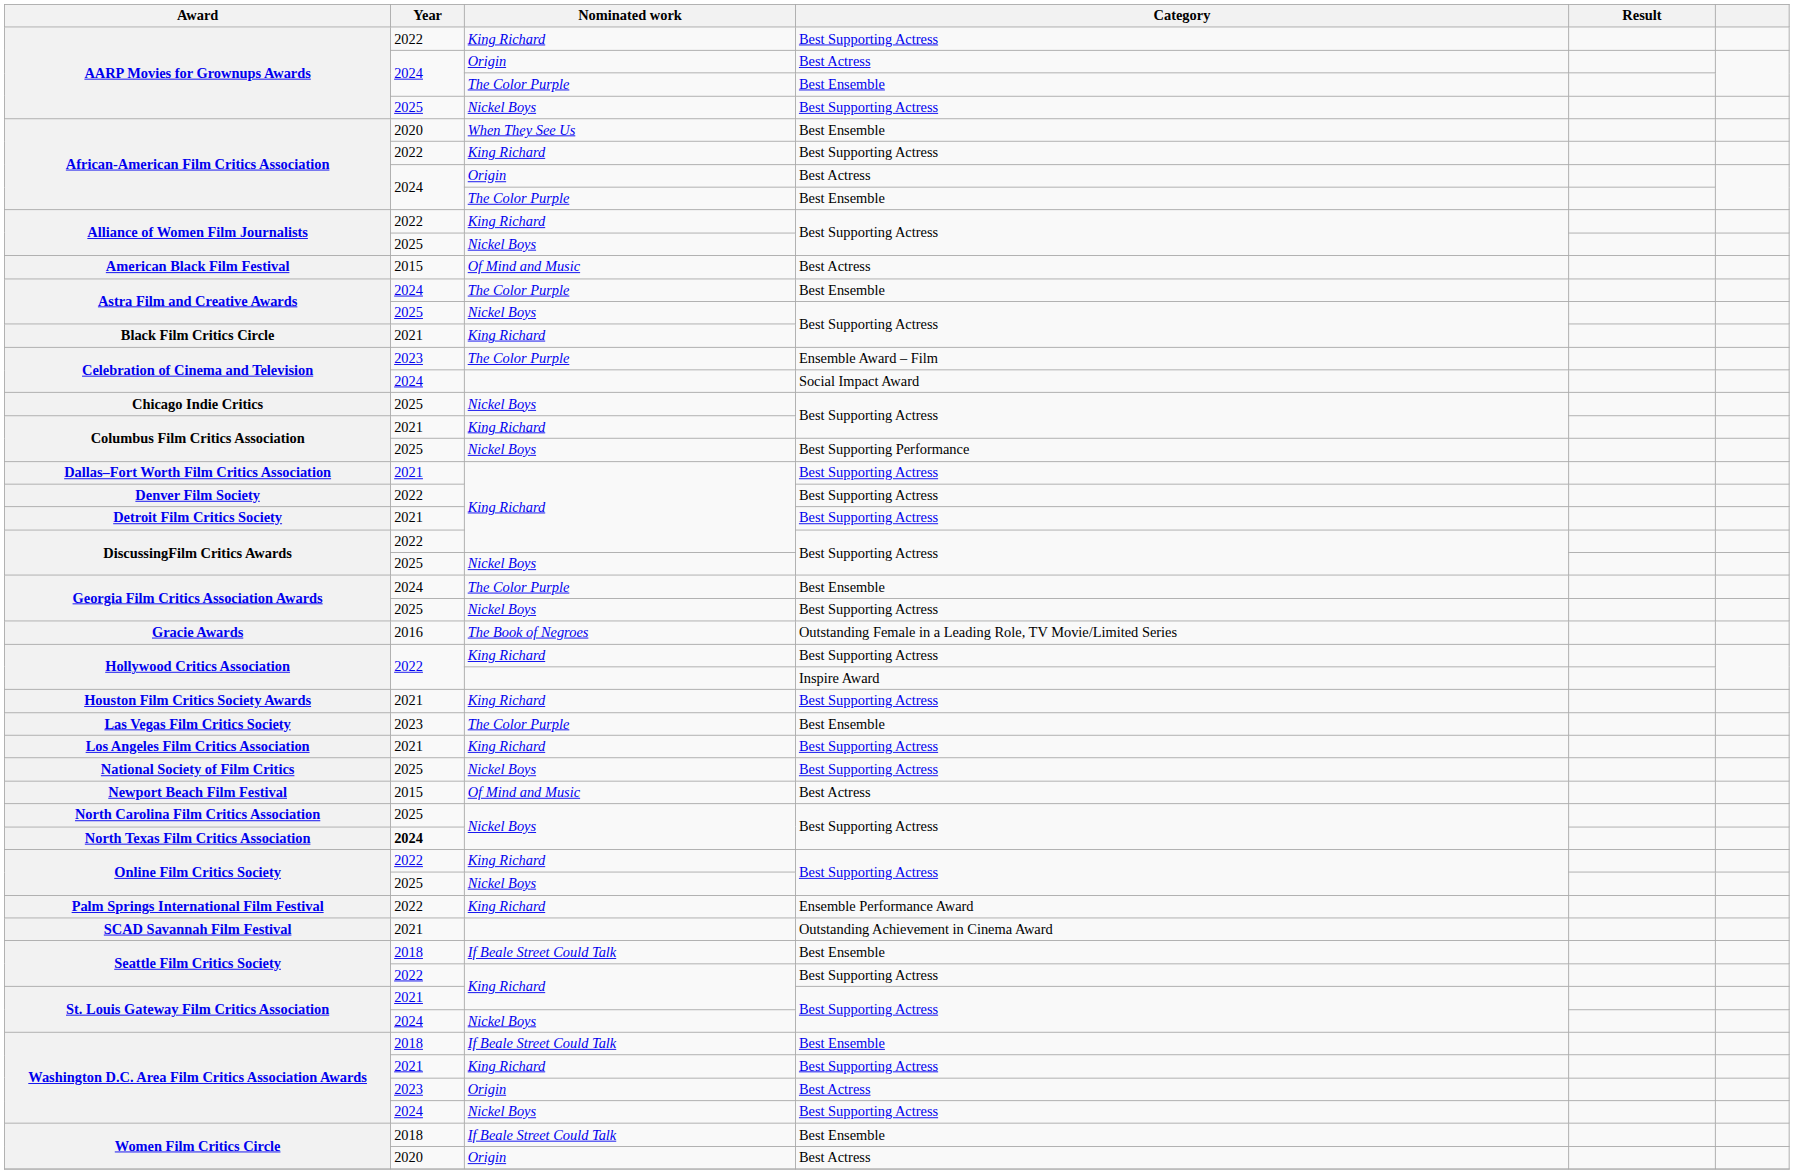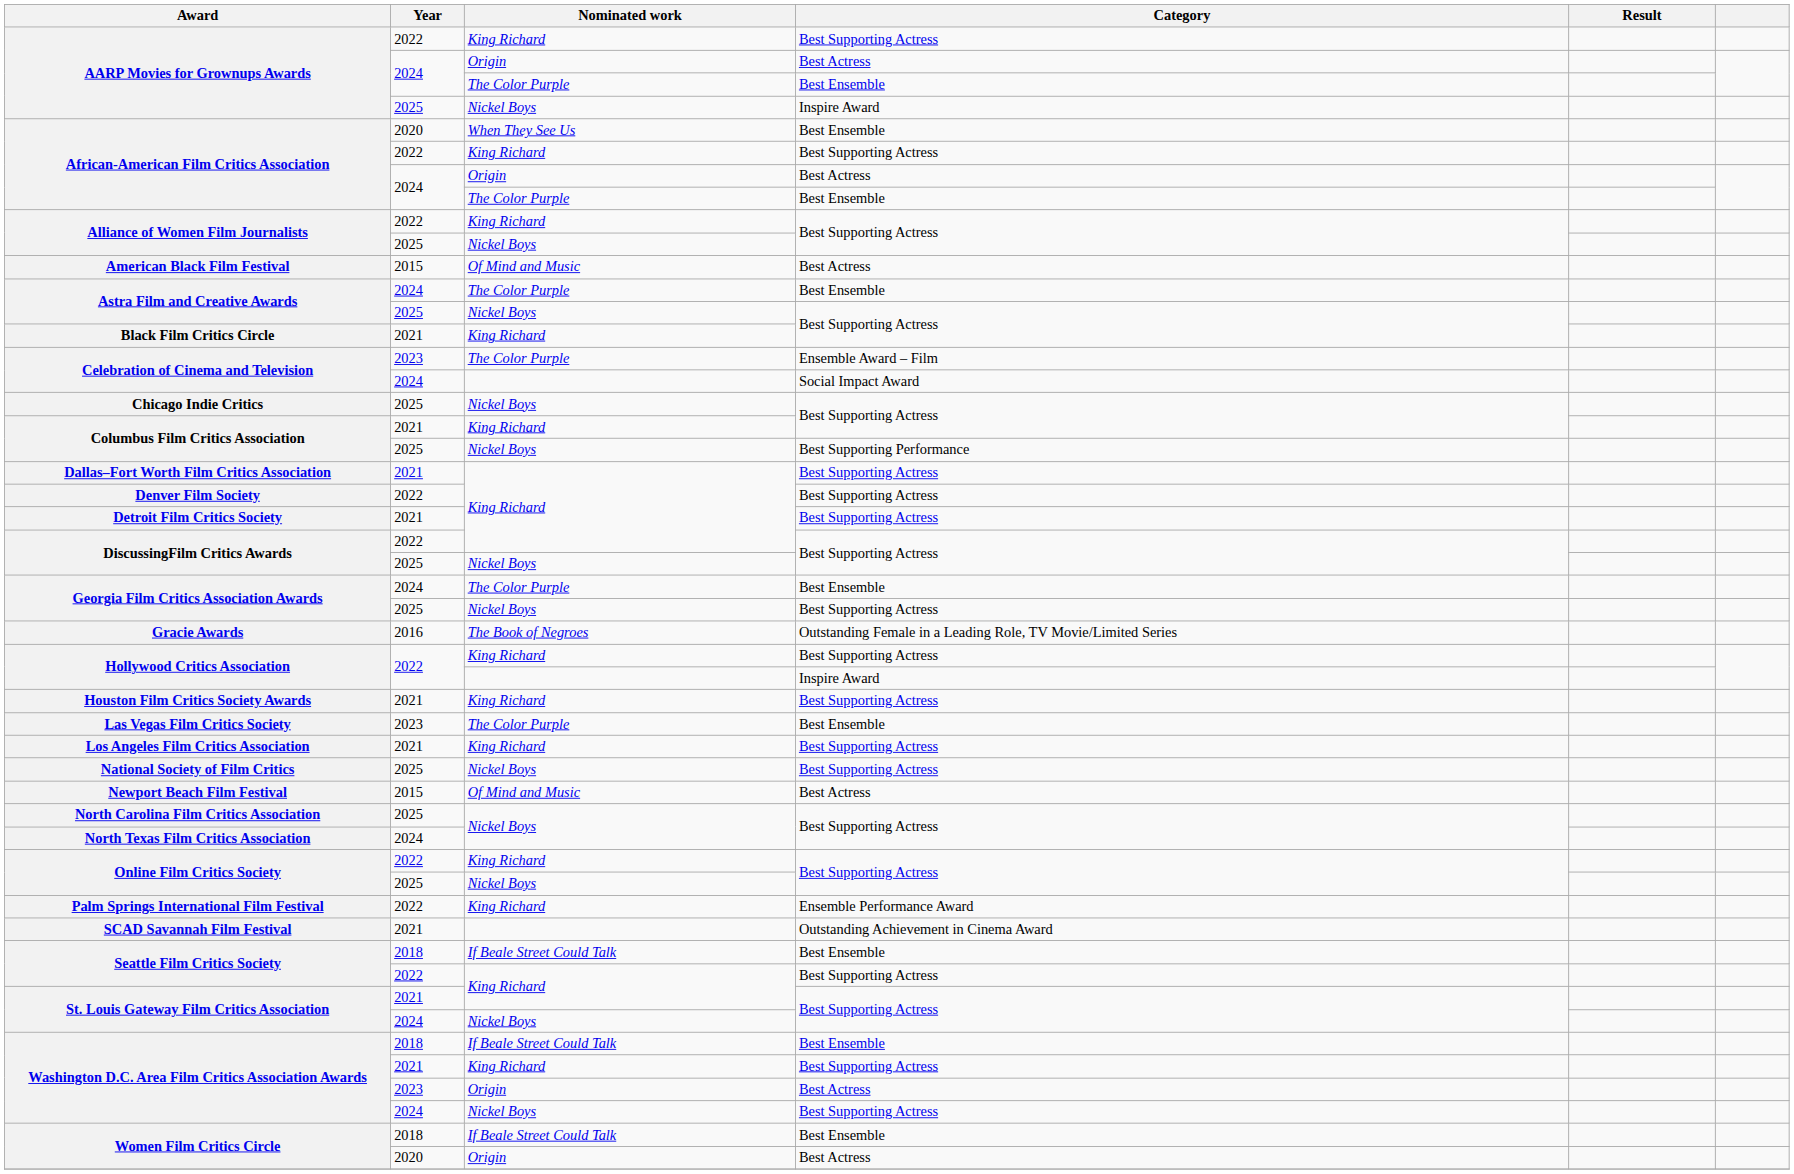(869, 107) Best Supporting Actress -> (839, 107) Inspire Award
(409, 838) bold -> (409, 838) normal
